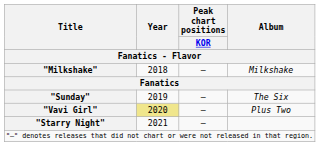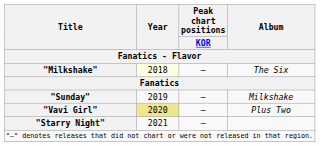(158, 70) no background -> (158, 70) lightyellow background
(271, 70) Milkshake -> (271, 70) The Six
(271, 97) The Six -> (271, 97) Milkshake
